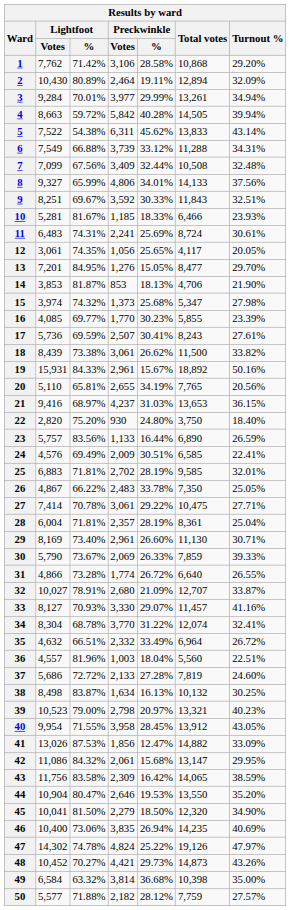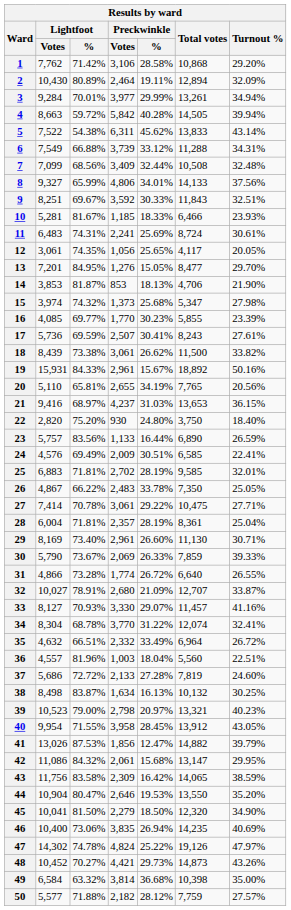(89, 166) 67.56% -> (89, 166) 68.56%
(249, 744) 33.09% -> (249, 744) 39.79%
